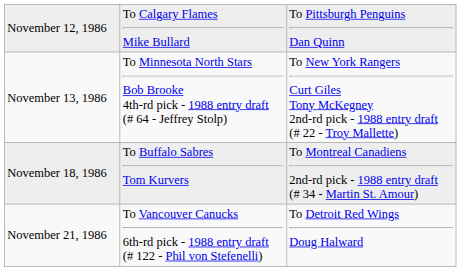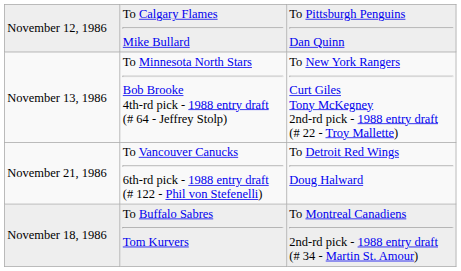rows swapped: (57, 173) <-> (57, 235)
